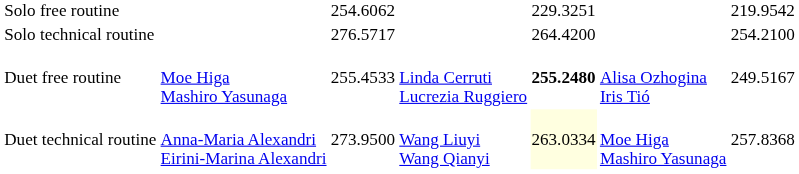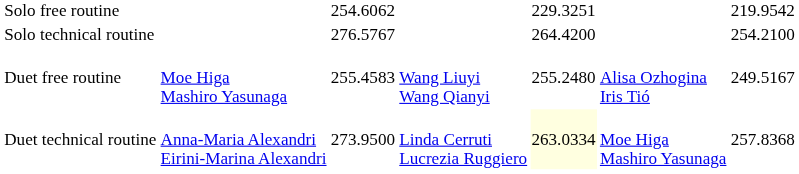(363, 34) 276.5717 -> (363, 34) 276.5767
(363, 77) 255.4533 -> (363, 77) 255.4583
(463, 86) Linda Cerruti Lucrezia Ruggiero -> (444, 86) Wang Liuyi Wang Qianyi
(564, 77) bold -> (564, 77) normal
(444, 148) Wang Liuyi Wang Qianyi -> (463, 148) Linda Cerruti Lucrezia Ruggiero
